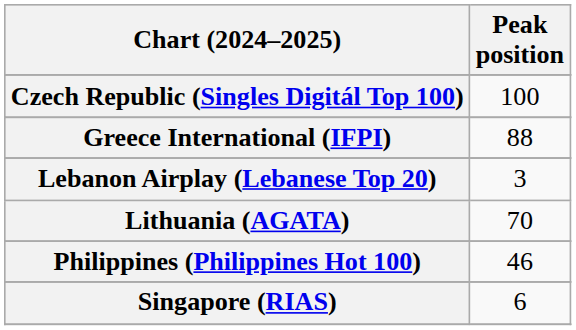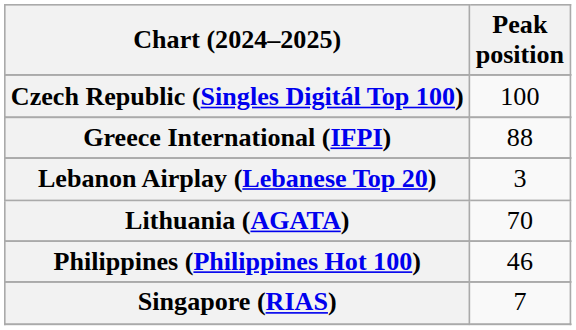(520, 302) 6 -> (520, 302) 7
